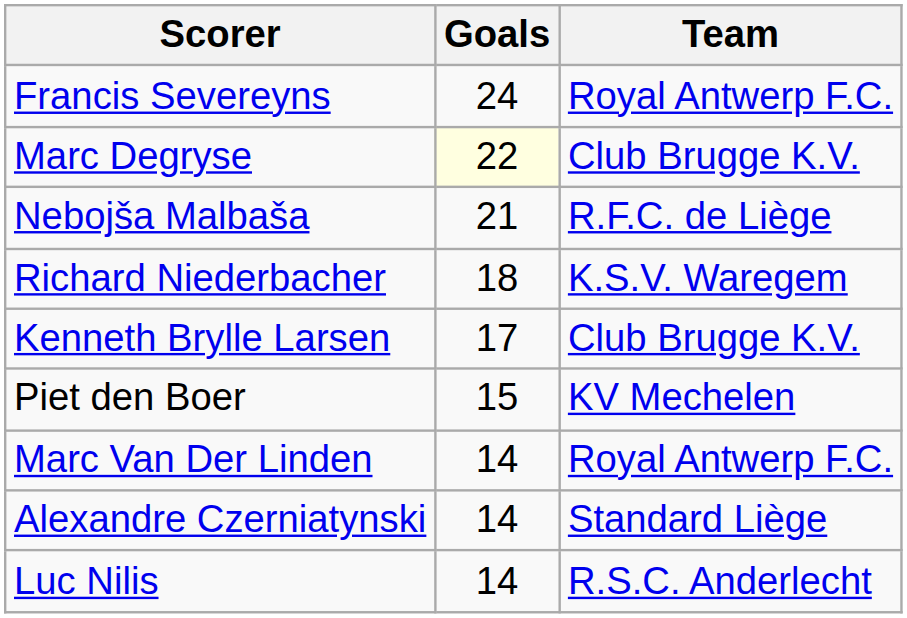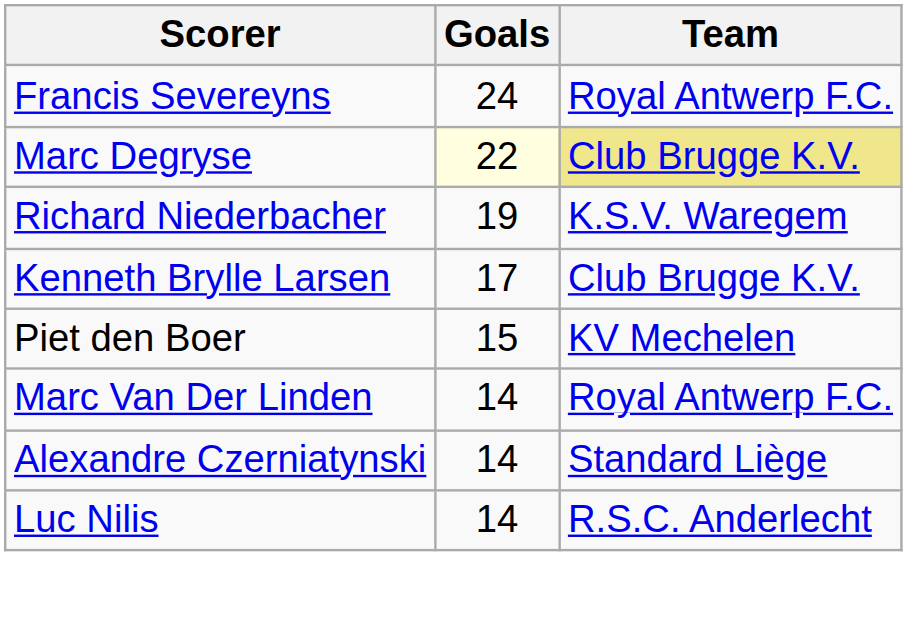(714, 156) no background -> (714, 156) khaki background
- row: (162, 216)
(497, 277) 18 -> (497, 216) 19
